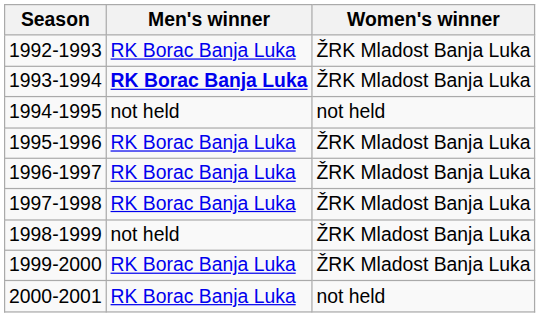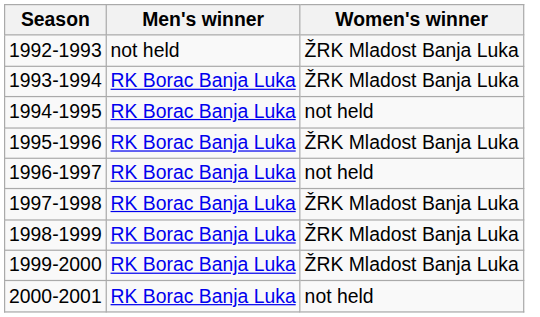(203, 50) RK Borac Banja Luka -> (145, 50) not held
(209, 81) bold -> (203, 81) normal
(145, 111) not held -> (203, 111) RK Borac Banja Luka
(423, 173) ŽRK Mladost Banja Luka -> (339, 173) not held
(145, 234) not held -> (203, 234) RK Borac Banja Luka
